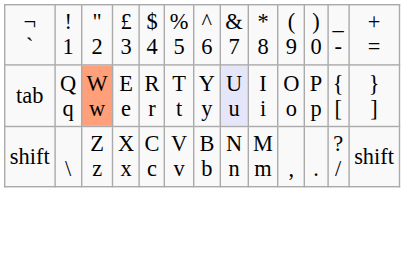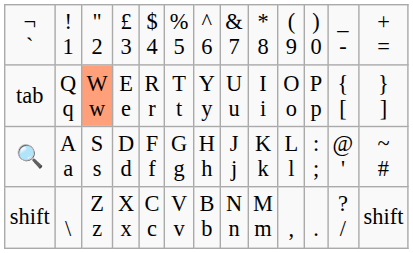(234, 95) lavender background -> (234, 95) no background
+ row: (30, 157)
